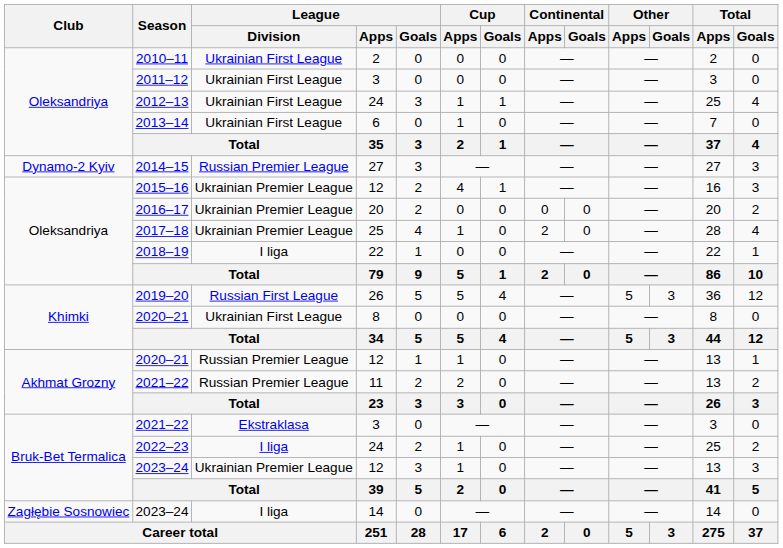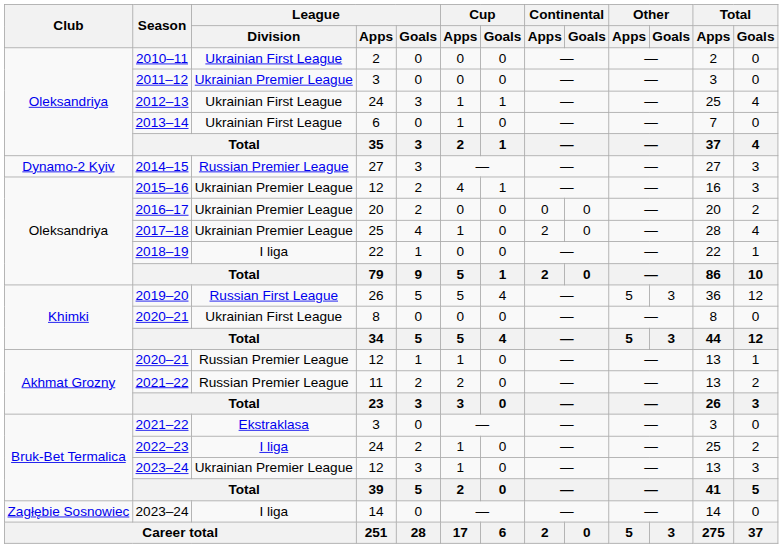(274, 79) Ukrainian First League -> (274, 79) Ukrainian Premier League
